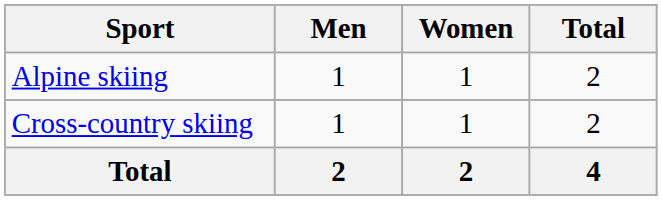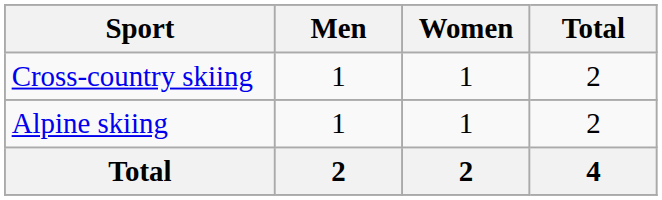rows swapped: (90, 76) <-> (132, 123)
